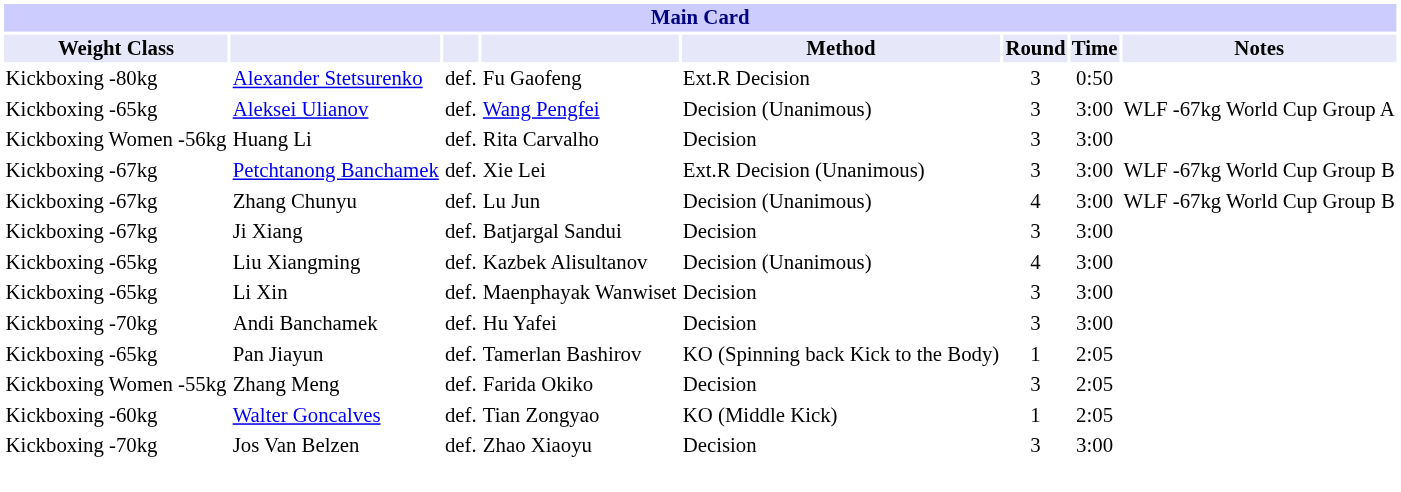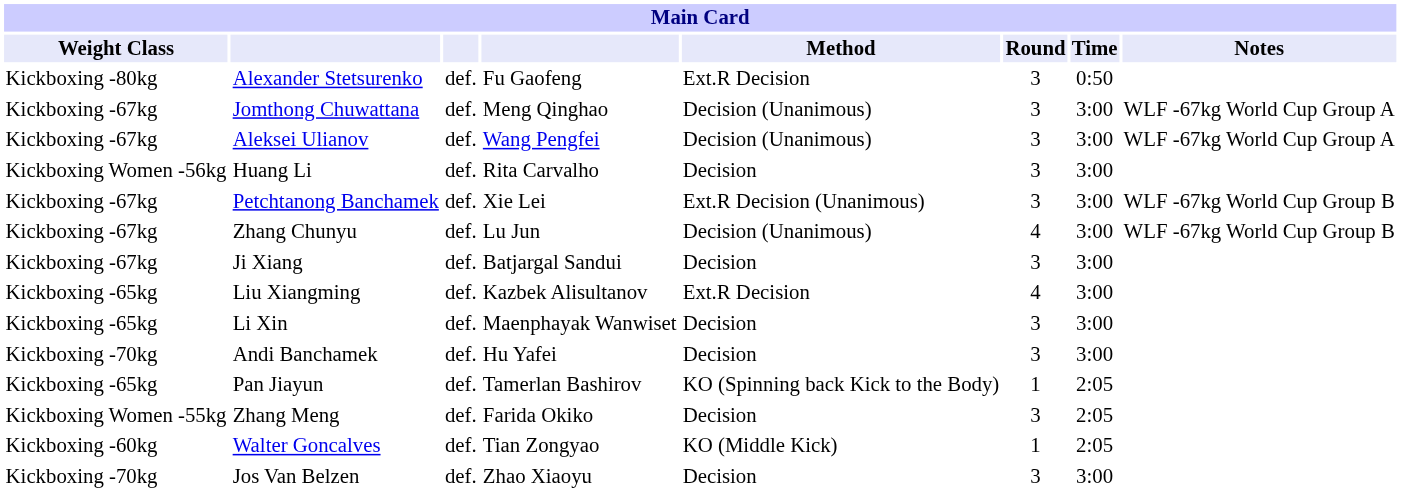+ row: (326, 109)
(82, 109) Kickboxing -65kg -> (82, 139) Kickboxing -67kg
(777, 262) Decision (Unanimous) -> (746, 292) Ext.R Decision
